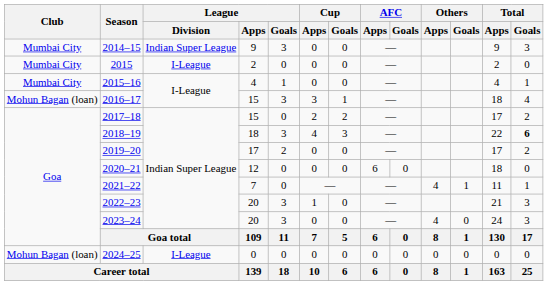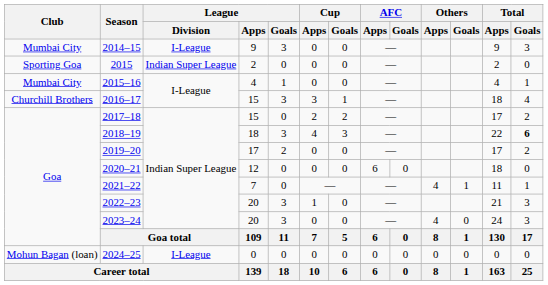(191, 47) Indian Super League -> (191, 47) I-League
(52, 64) Mumbai City -> (52, 64) Sporting Goa
(191, 64) I-League -> (191, 64) Indian Super League
(52, 99) Mohun Bagan (loan) -> (52, 99) Churchill Brothers
